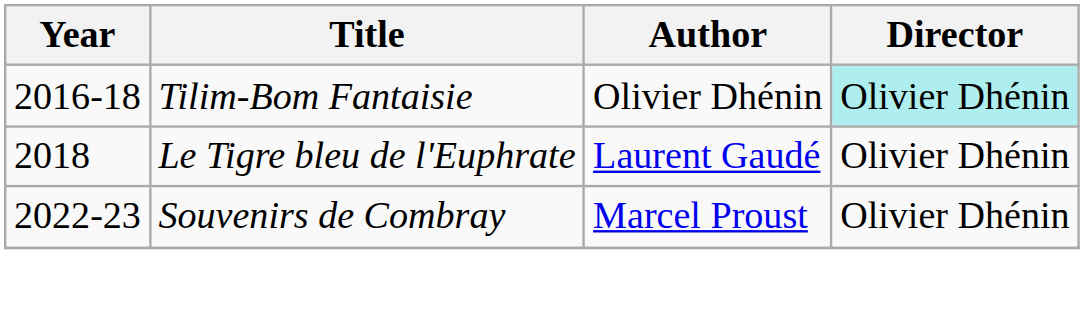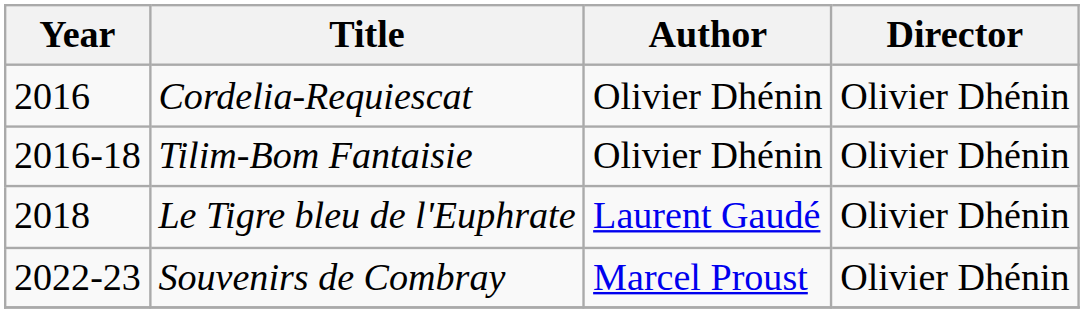+ row: (315, 95)
(955, 95) paleturquoise background -> (955, 155) no background
